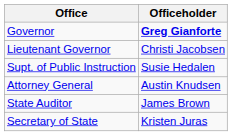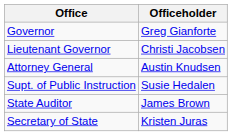(181, 31) bold -> (179, 31) normal
rows swapped: (71, 67) <-> (50, 85)
